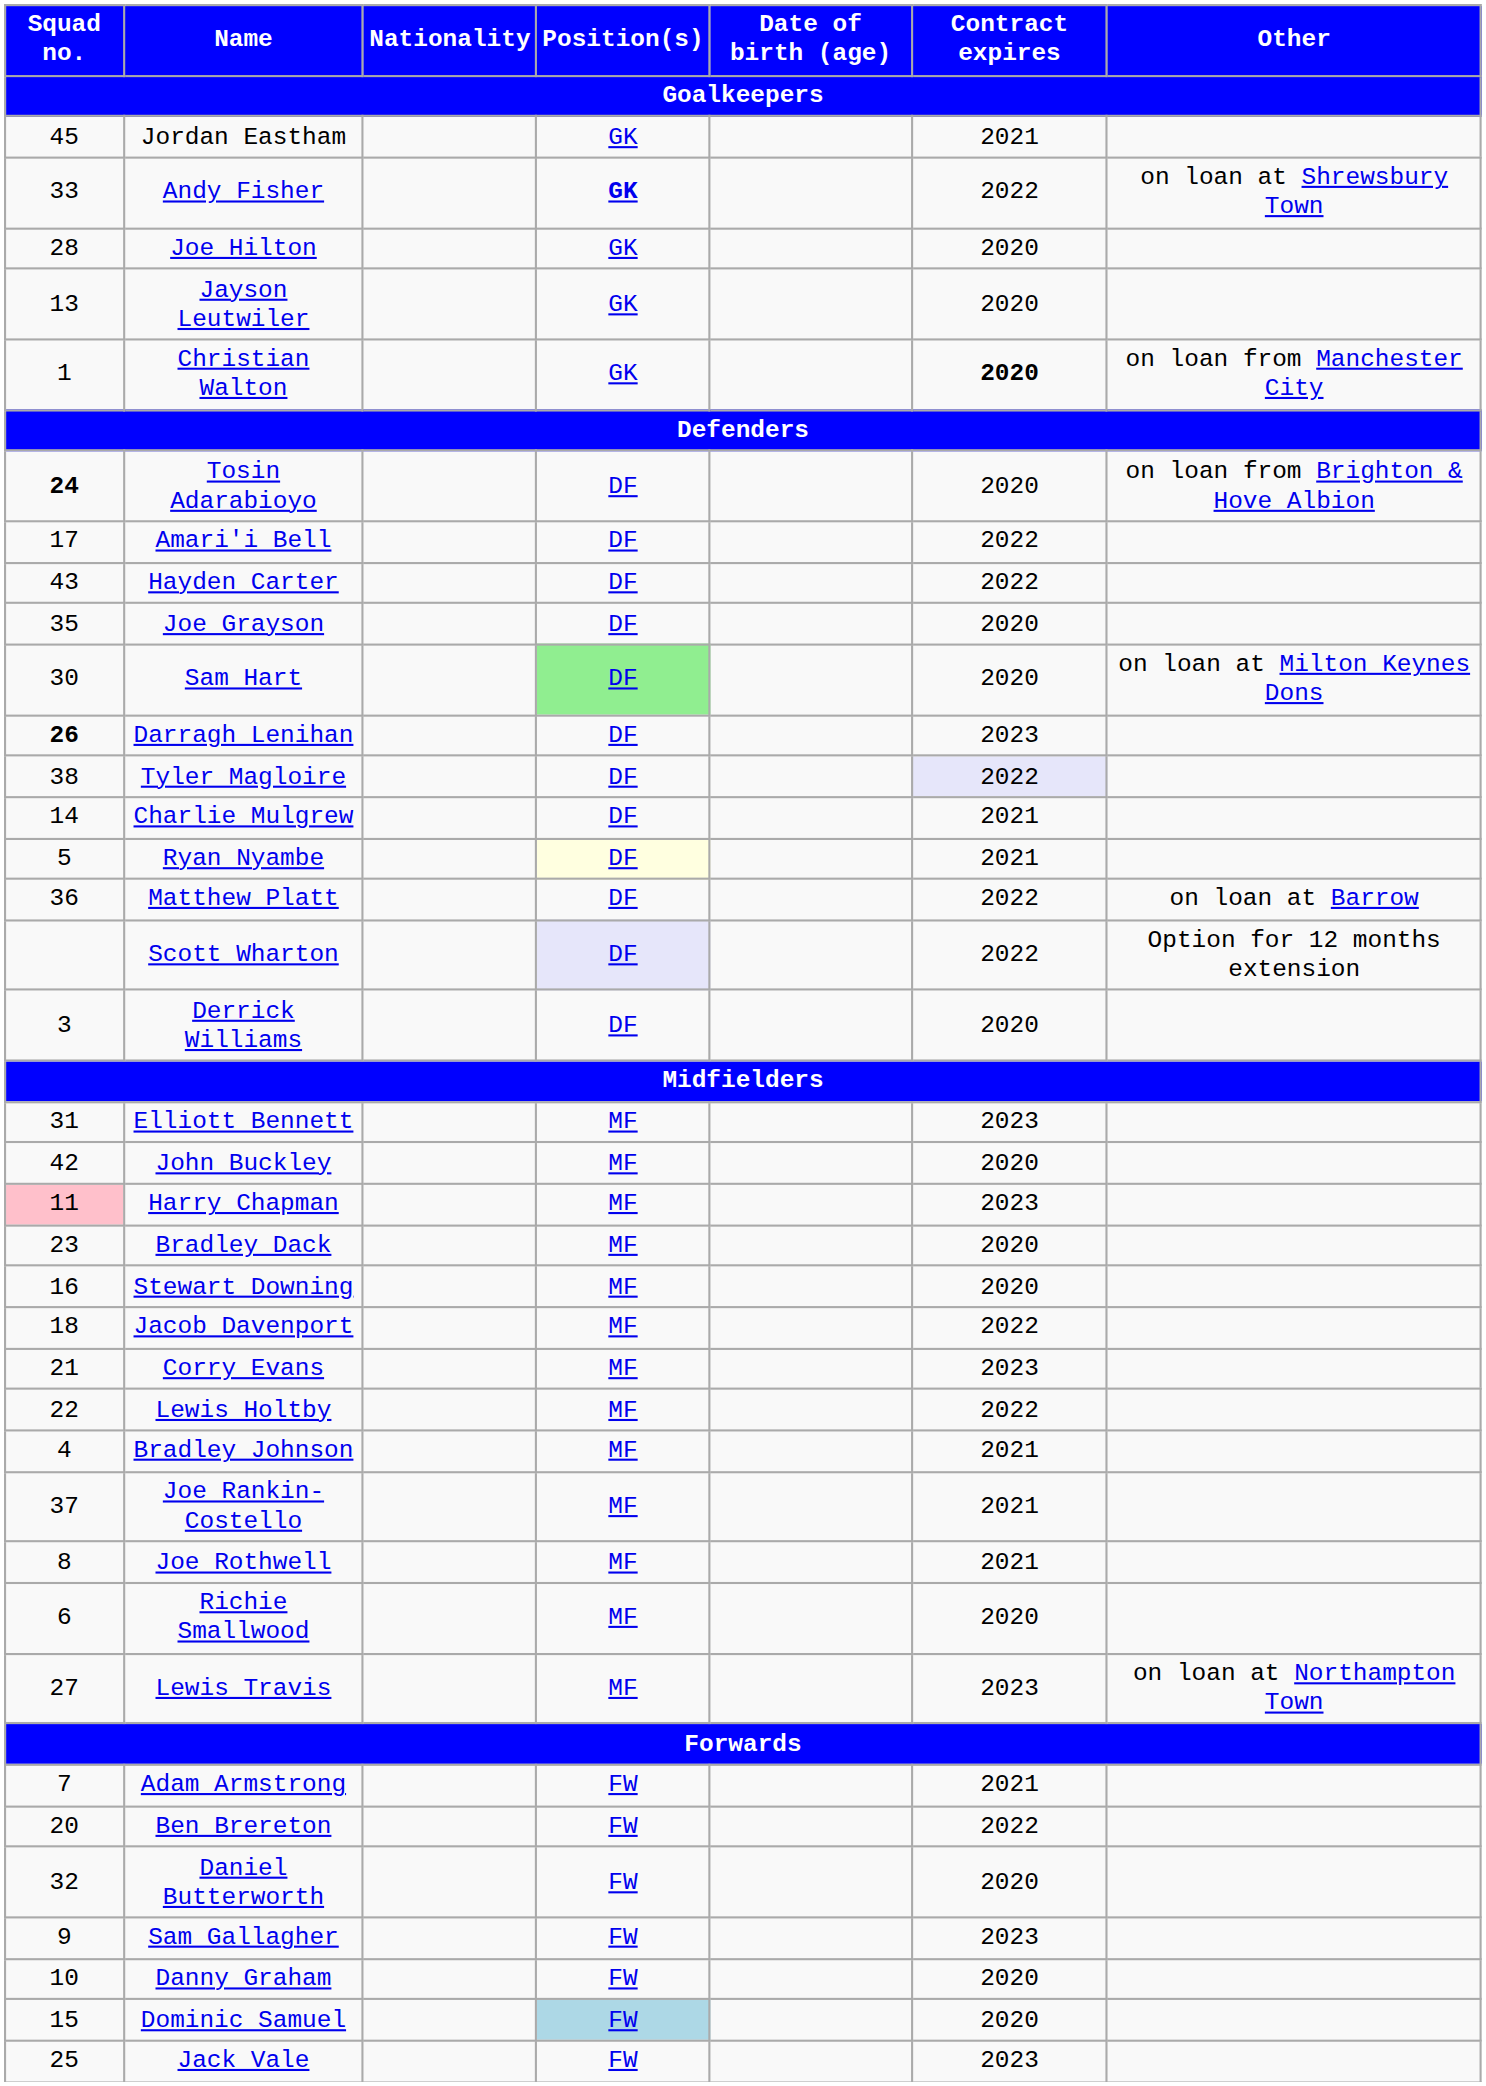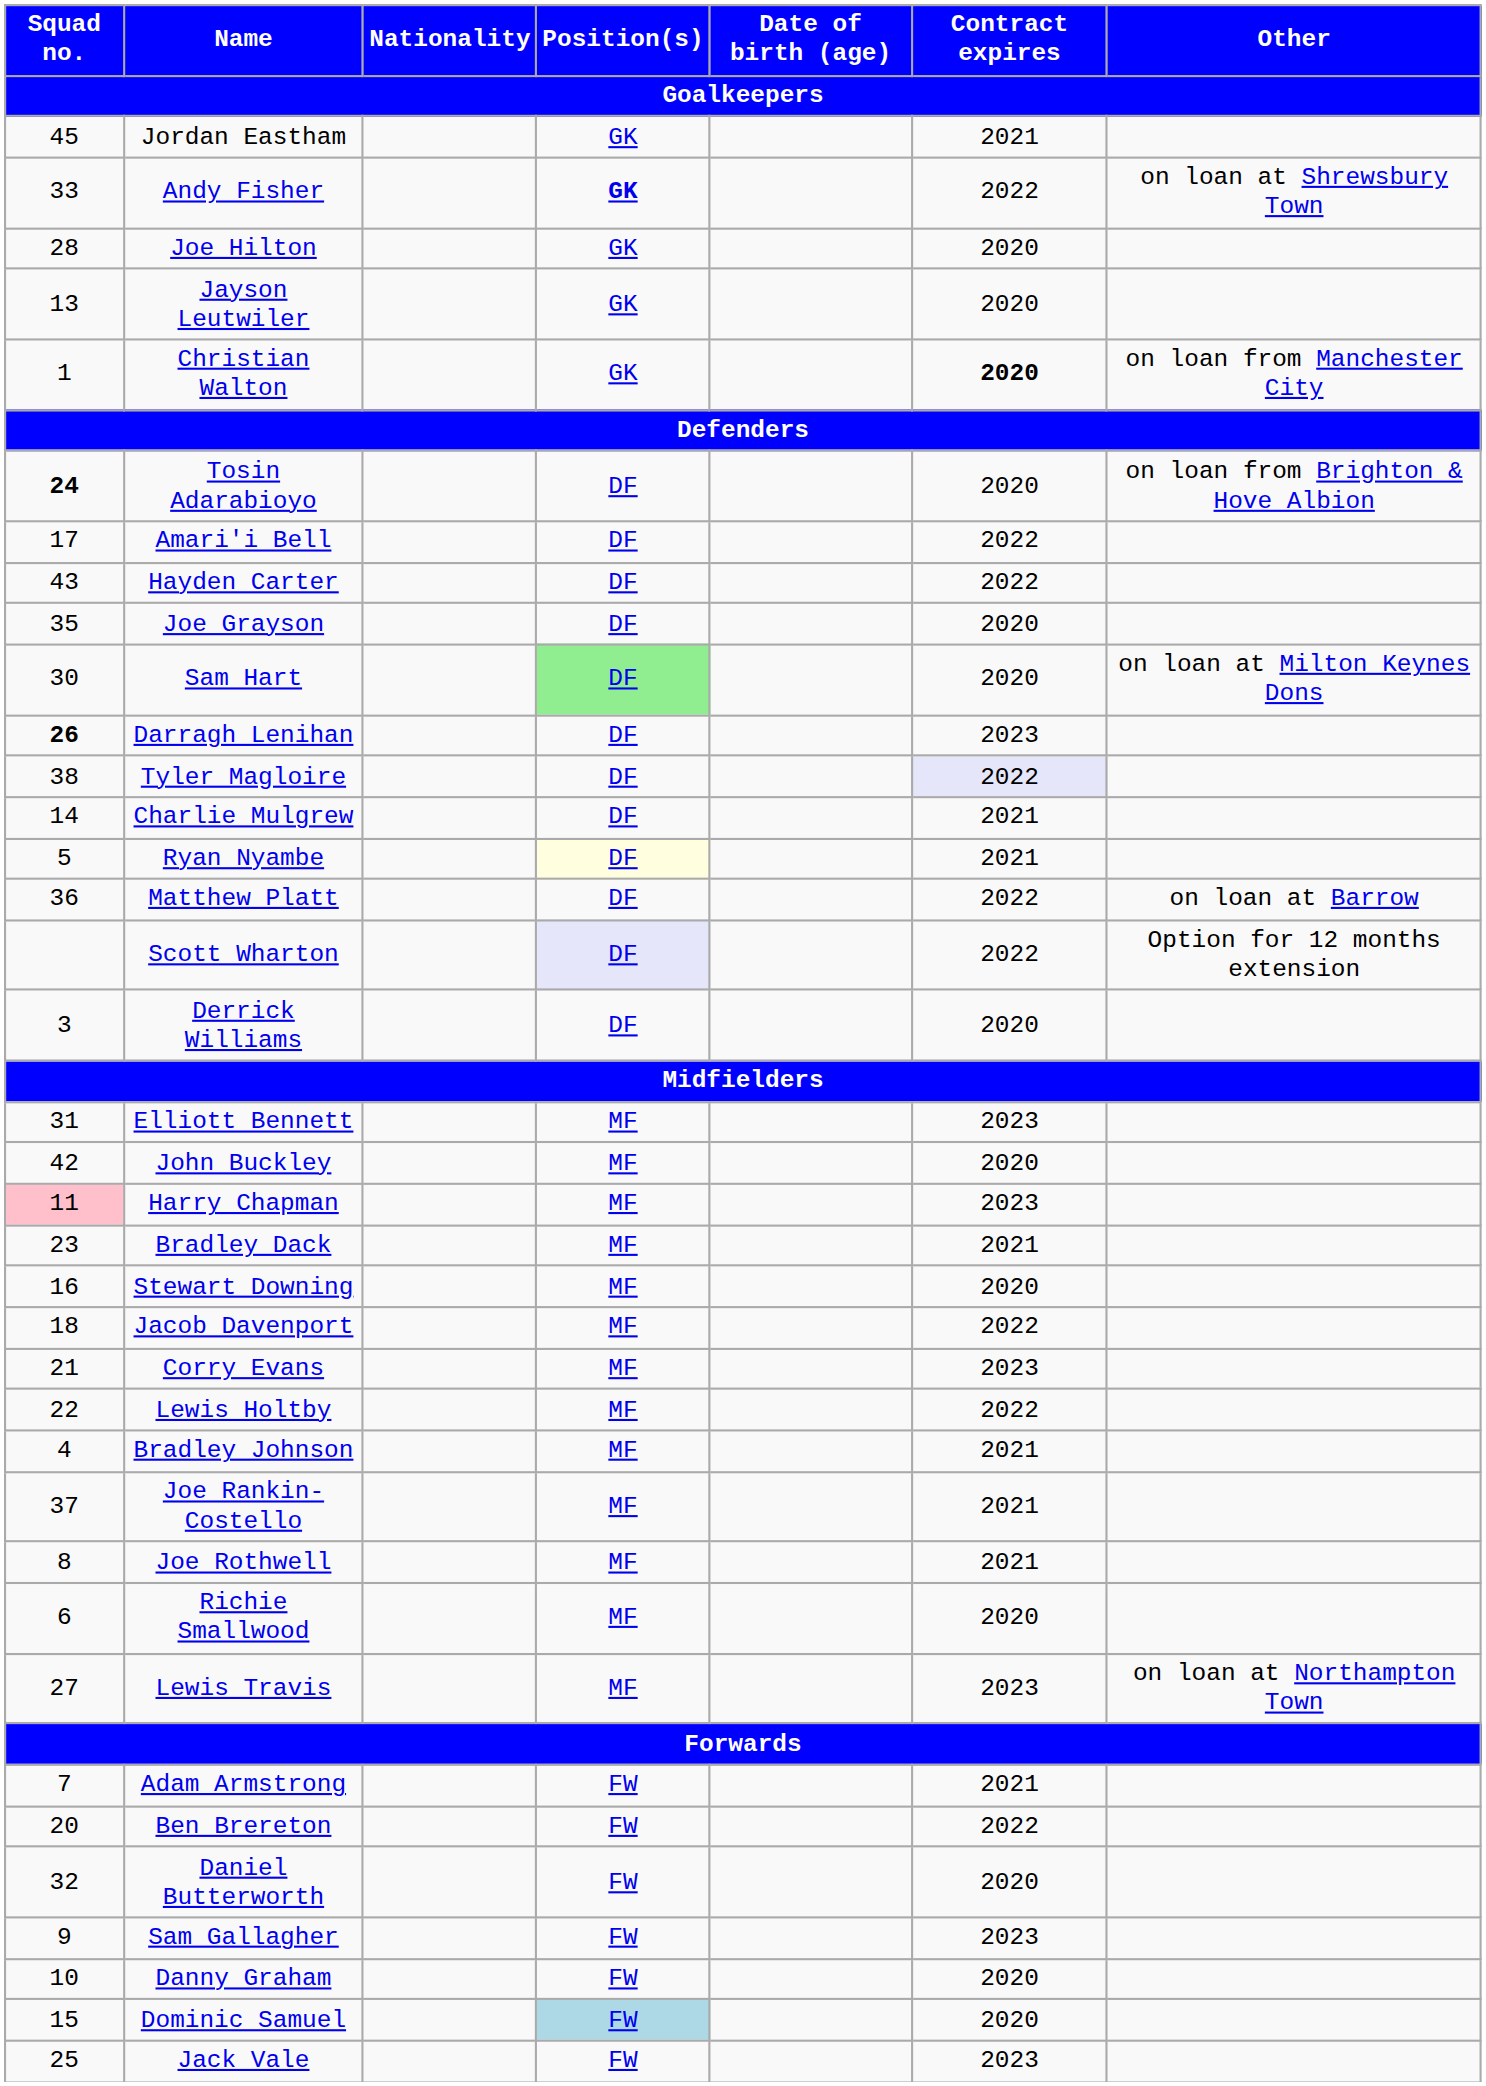(1009, 1245) 2020 -> (1009, 1245) 2021
